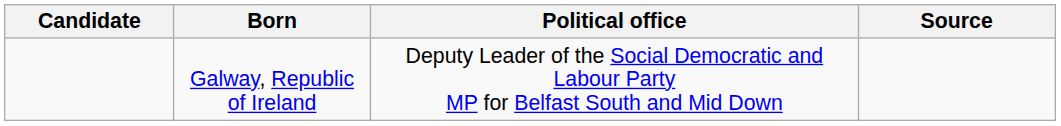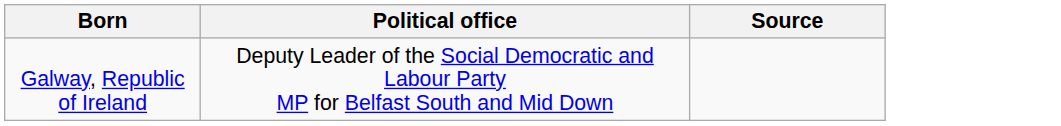- column: (89, 21)
